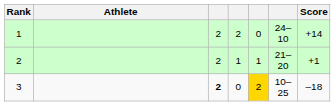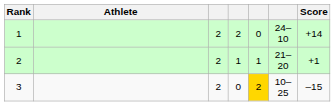(218, 87) bold -> (218, 87) normal
(314, 87) –18 -> (314, 87) –15
